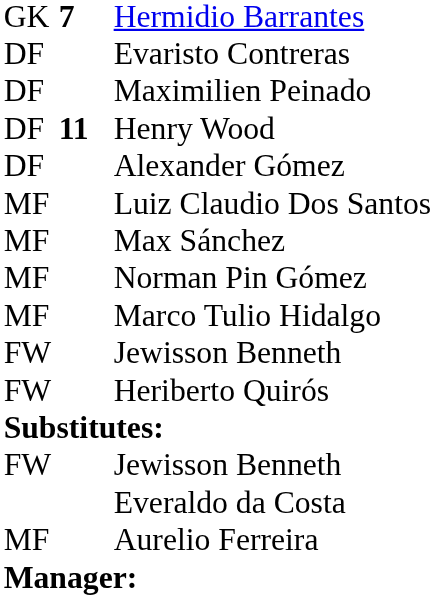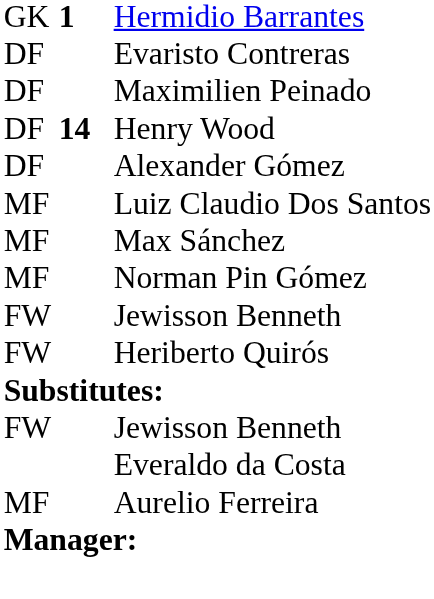(67, 16) 7 -> (67, 16) 1
(74, 128) 11 -> (74, 128) 14
- row: (27, 315)
